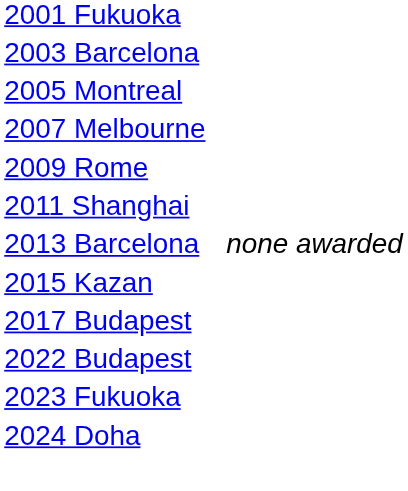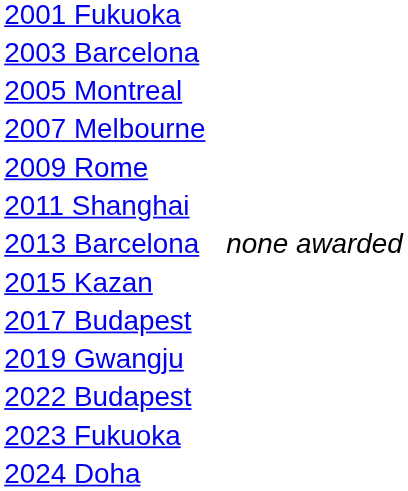+ row: (94, 359)
